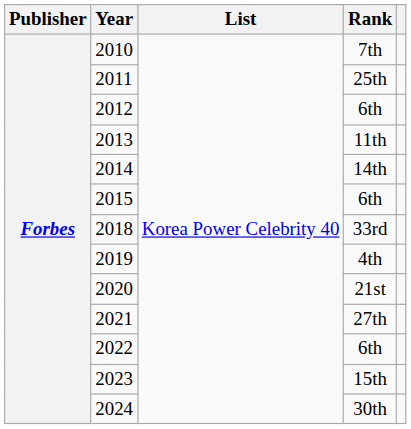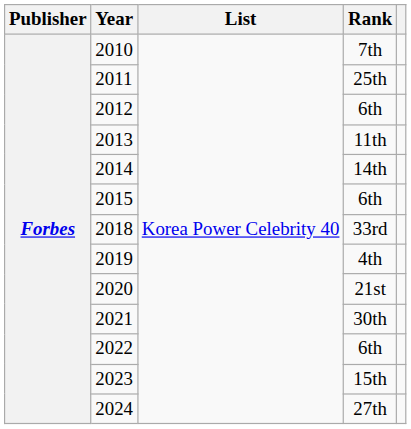(370, 318) 27th -> (370, 318) 30th
(370, 408) 30th -> (370, 408) 27th
